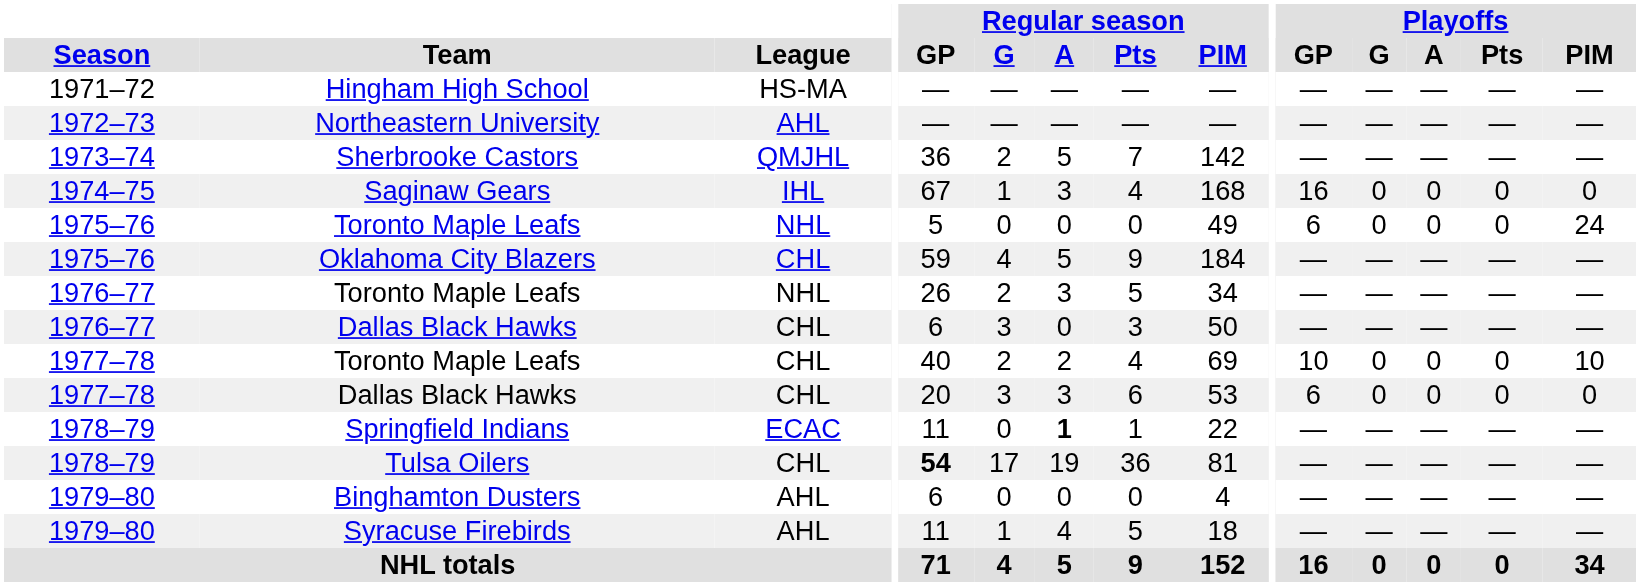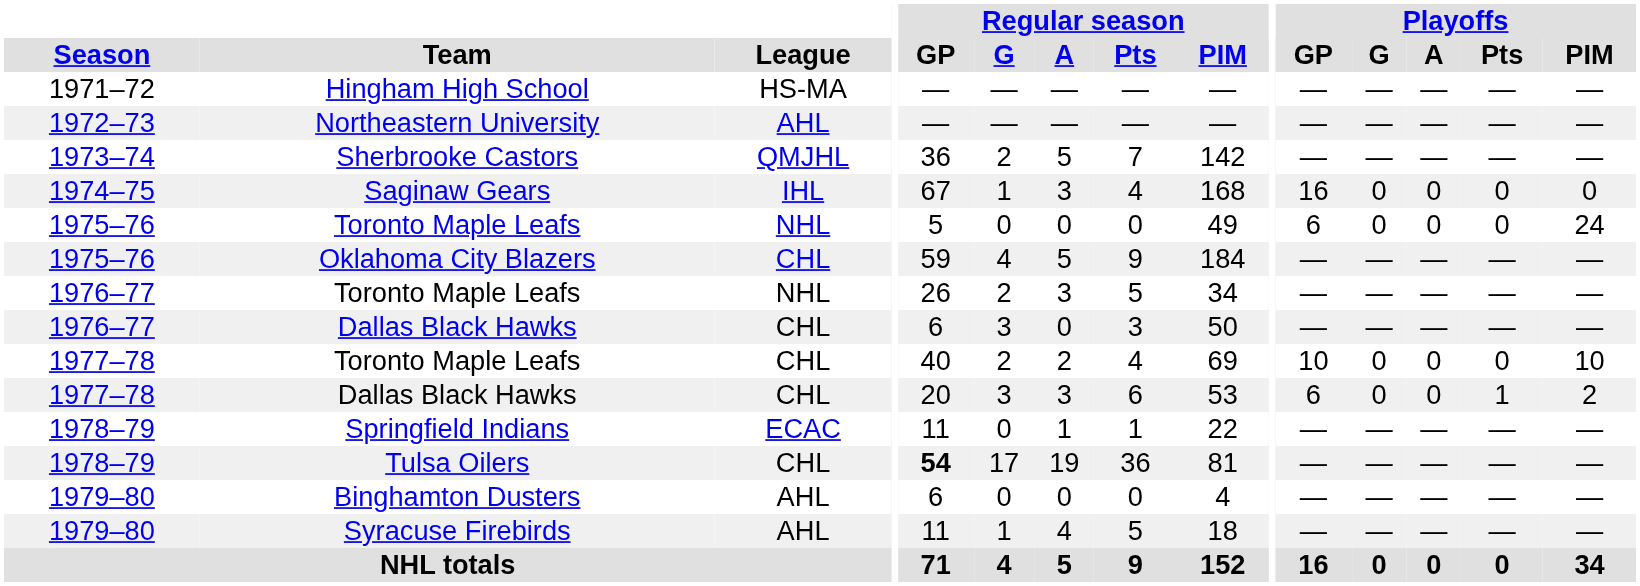(1502, 394) 0 -> (1502, 394) 1
(1590, 394) 0 -> (1590, 394) 2
(1064, 428) bold -> (1064, 428) normal
